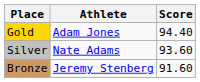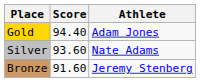columns swapped: (103, 14) <-> (176, 14)
